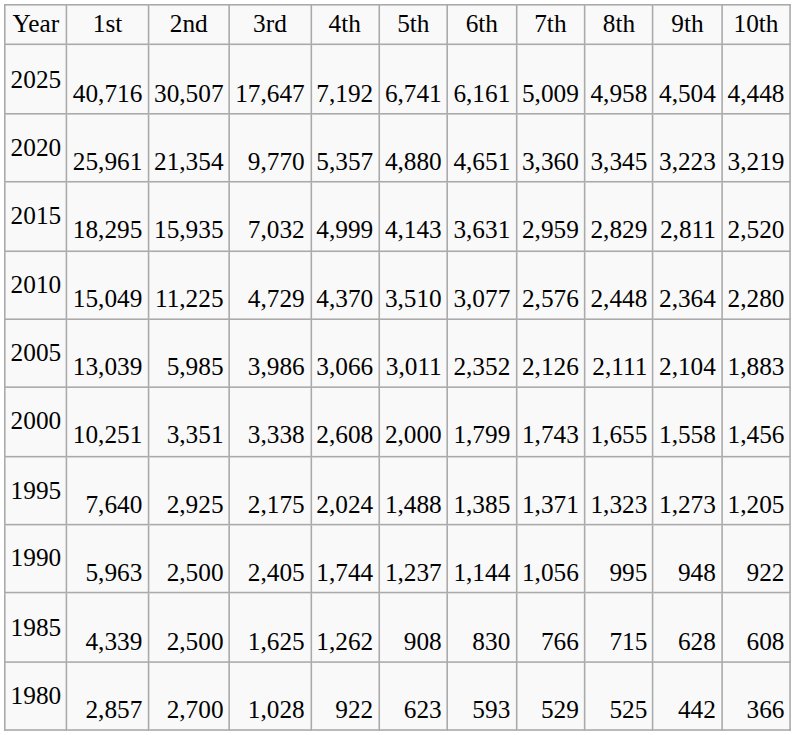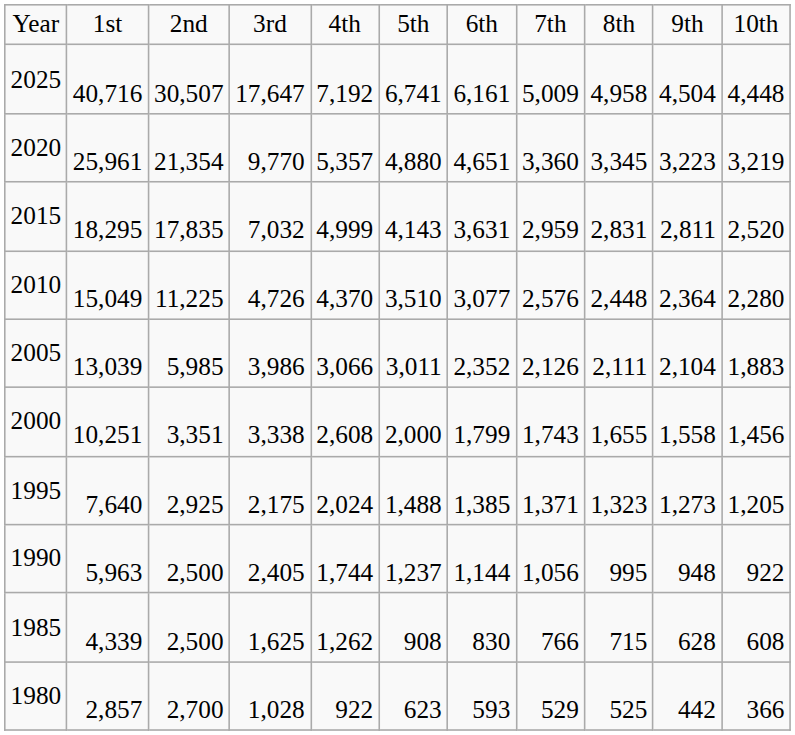(189, 230) 15,935 -> (189, 230) 17,835
(619, 230) 2,829 -> (619, 230) 2,831
(276, 298) 4,729 -> (276, 298) 4,726
